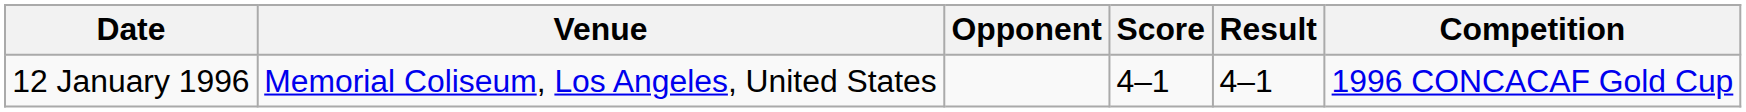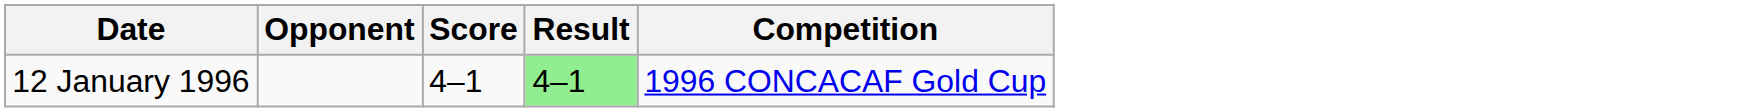- column: (600, 29)
(1246, 80) no background -> (559, 80) lightgreen background
